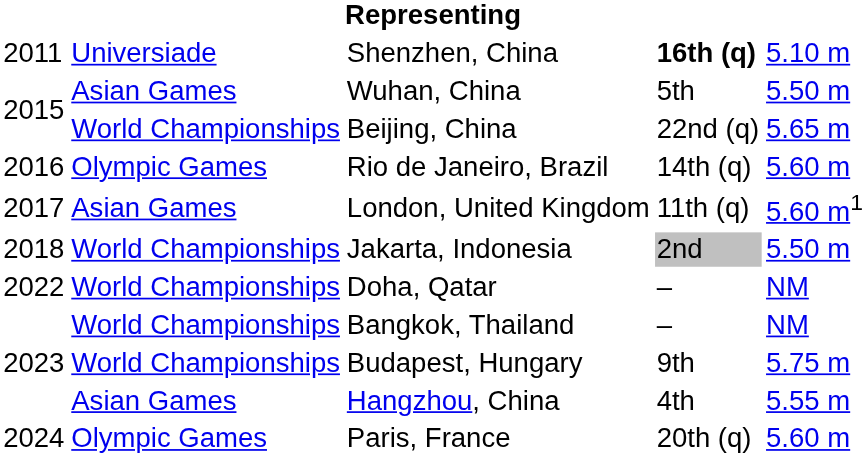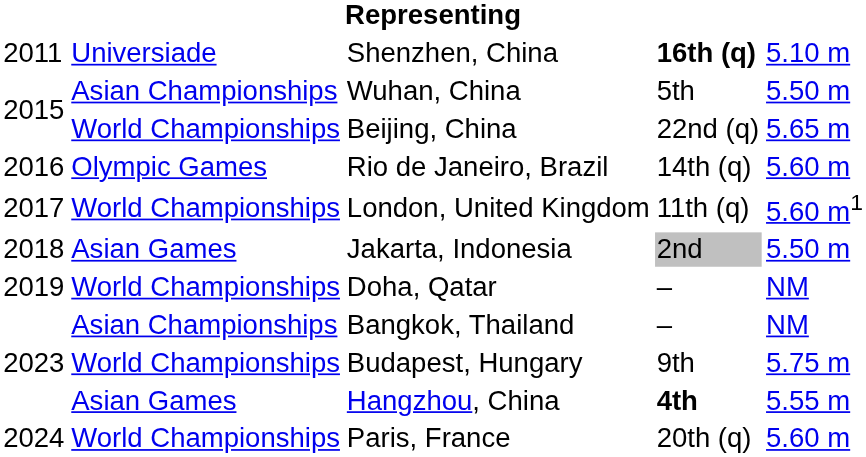(154, 90) Asian Games -> (204, 90) Asian Championships
(154, 208) Asian Games -> (206, 208) World Championships
(206, 249) World Championships -> (154, 249) Asian Games
(34, 287) 2022 -> (34, 287) 2019
(206, 325) World Championships -> (204, 325) Asian Championships
(676, 401) normal -> (677, 401) bold
(169, 438) Olympic Games -> (206, 438) World Championships
